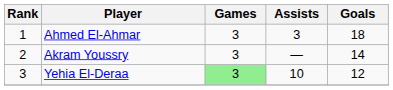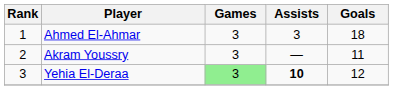(358, 54) 14 -> (358, 54) 11
(297, 74) normal -> (297, 74) bold
